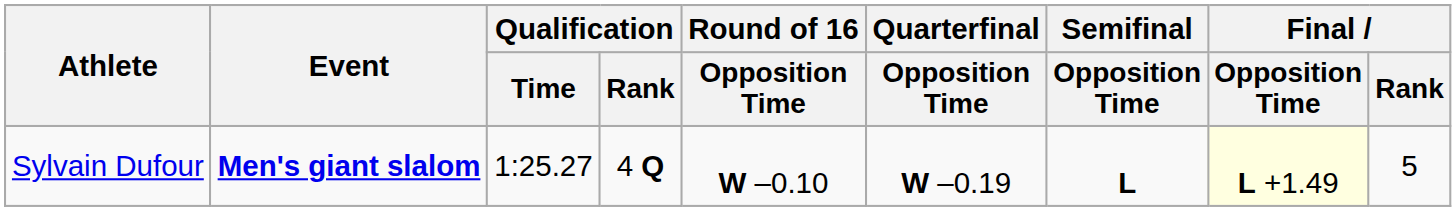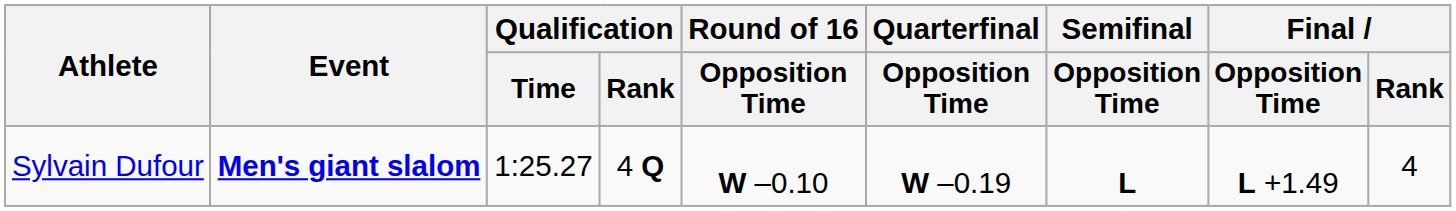(1288, 183) lightyellow background -> (1288, 183) no background
(1410, 167) 5 -> (1410, 167) 4
